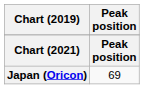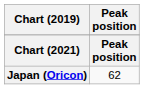(114, 75) 69 -> (114, 75) 62
